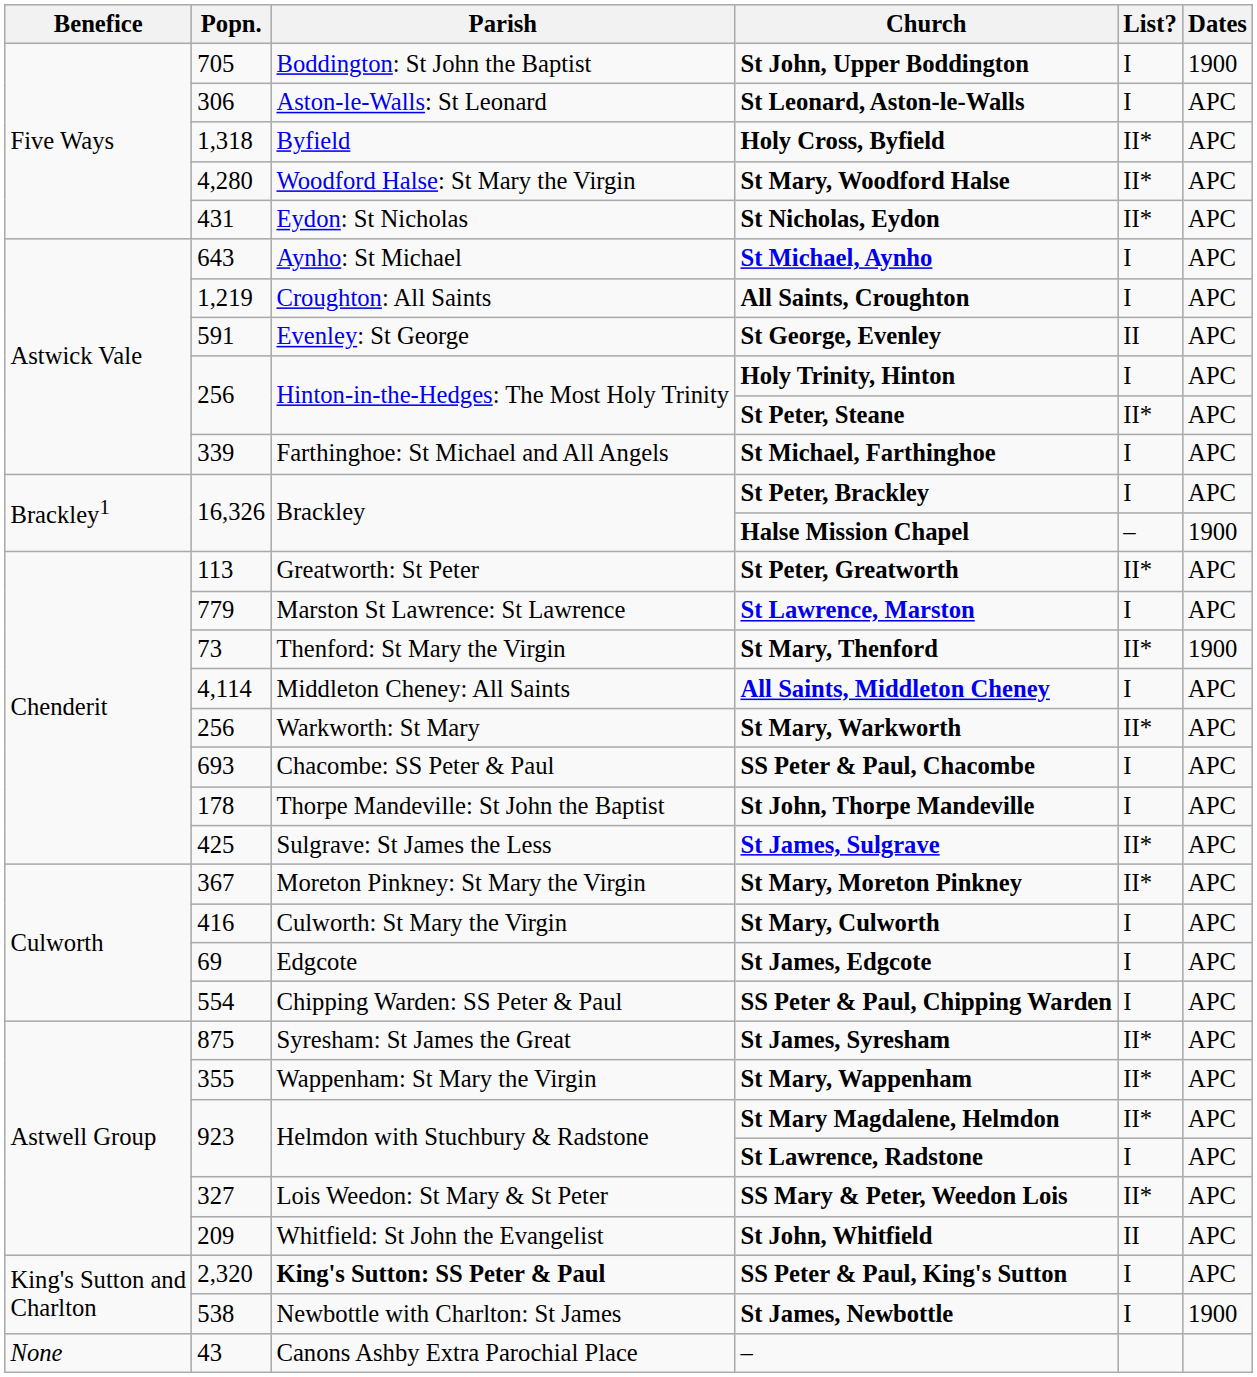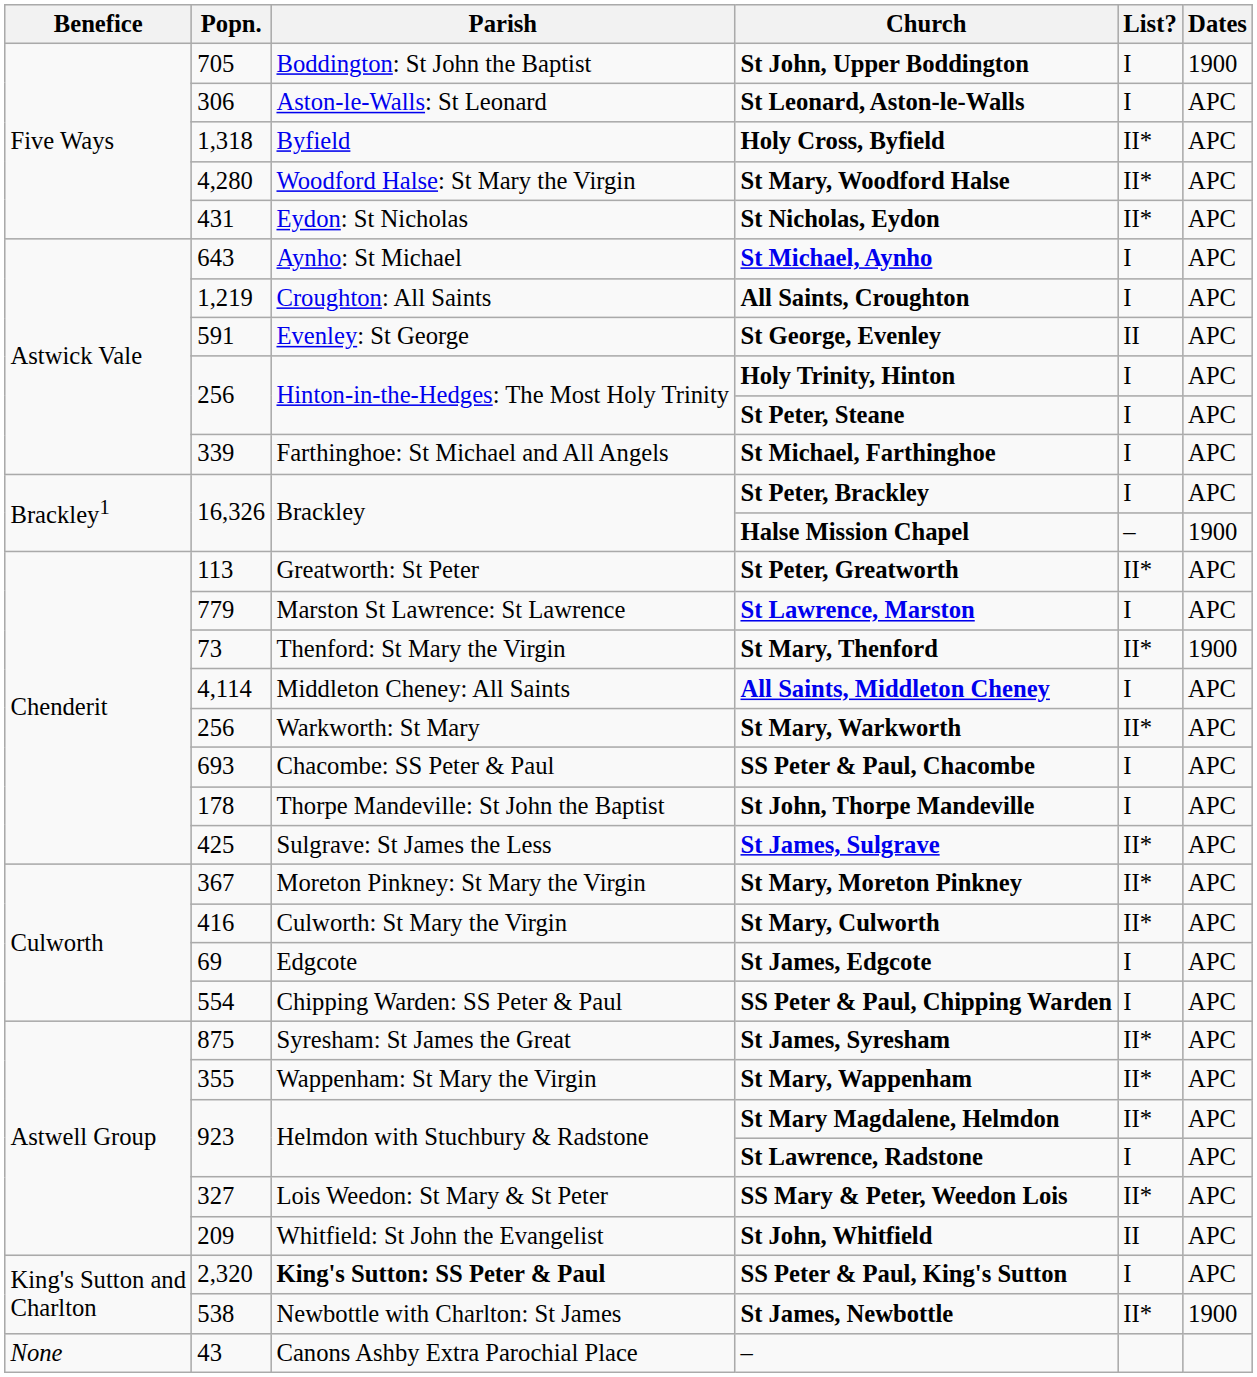(1138, 414) II* -> (1127, 414) I
(1127, 922) I -> (1138, 922) II*
(1127, 1313) I -> (1138, 1313) II*
